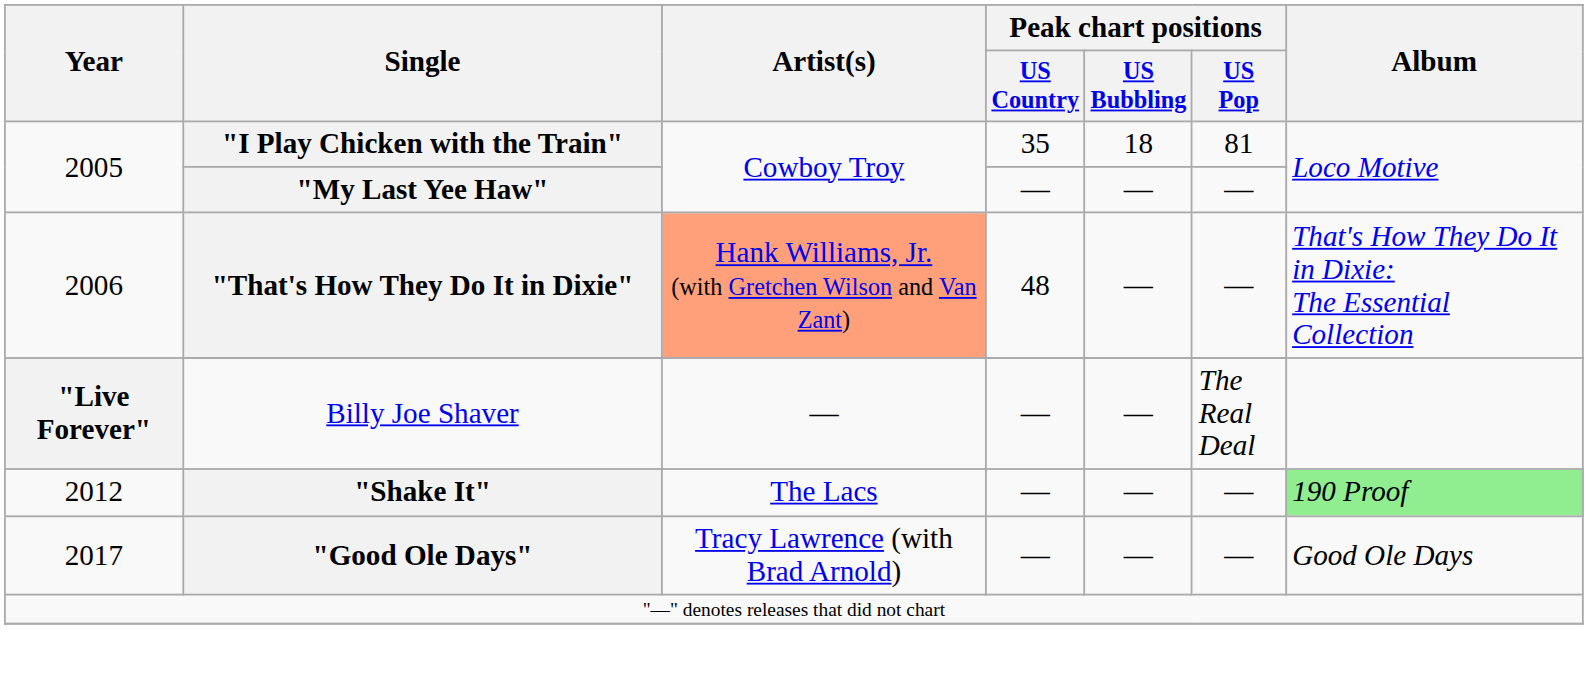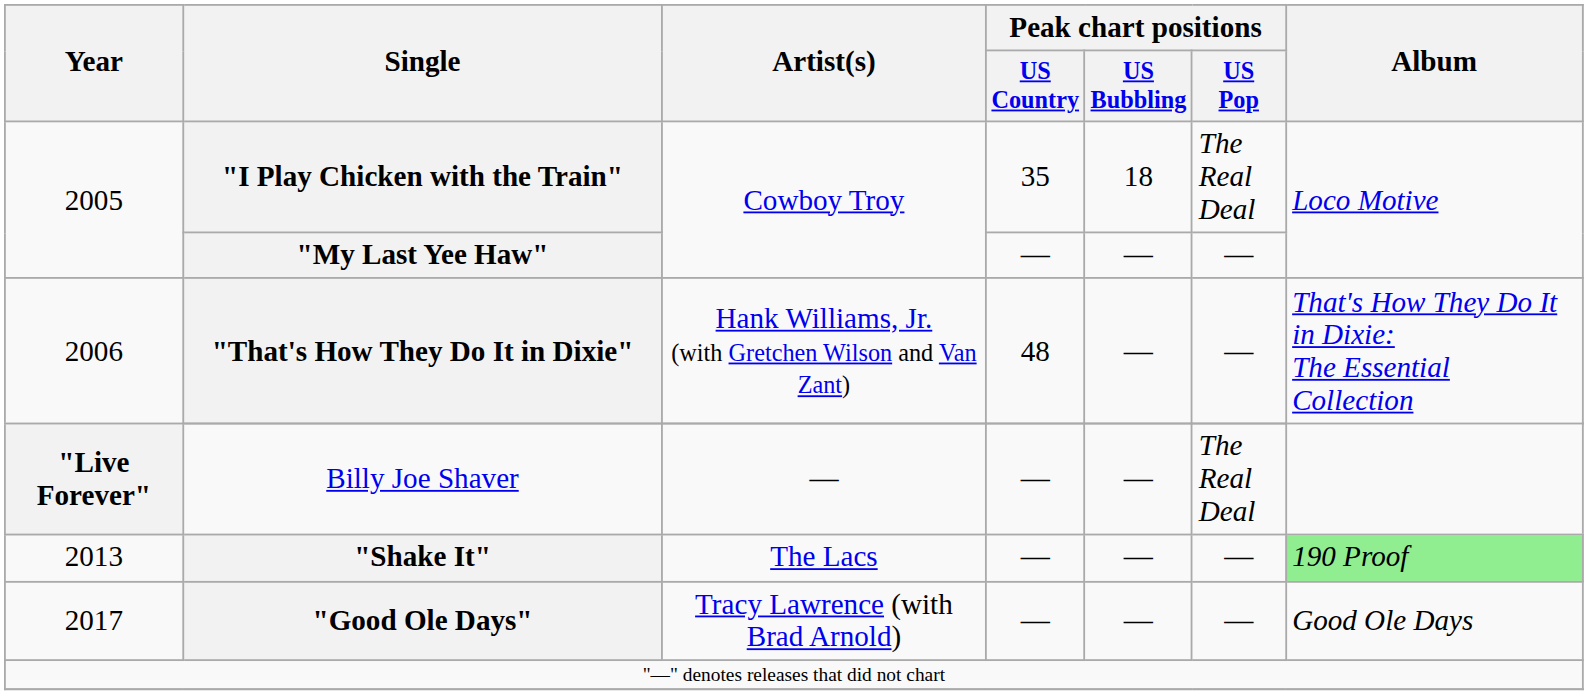(1239, 143) 81 -> (1227, 176) The Real Deal
(824, 285) lightsalmon background -> (824, 350) no background
(94, 492) 2012 -> (94, 557) 2013
